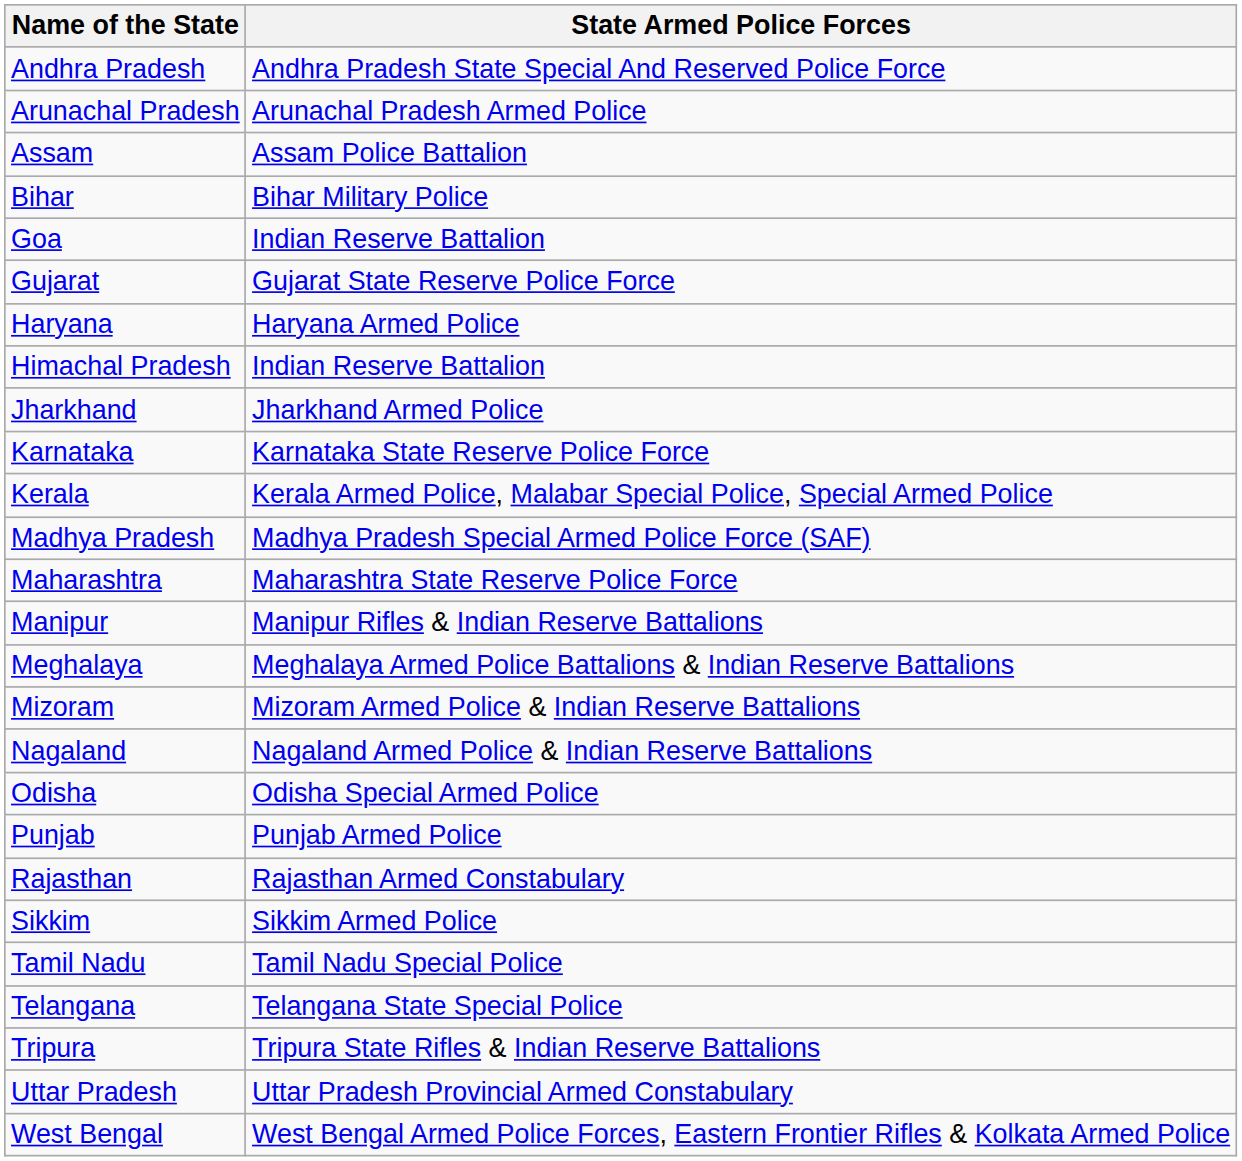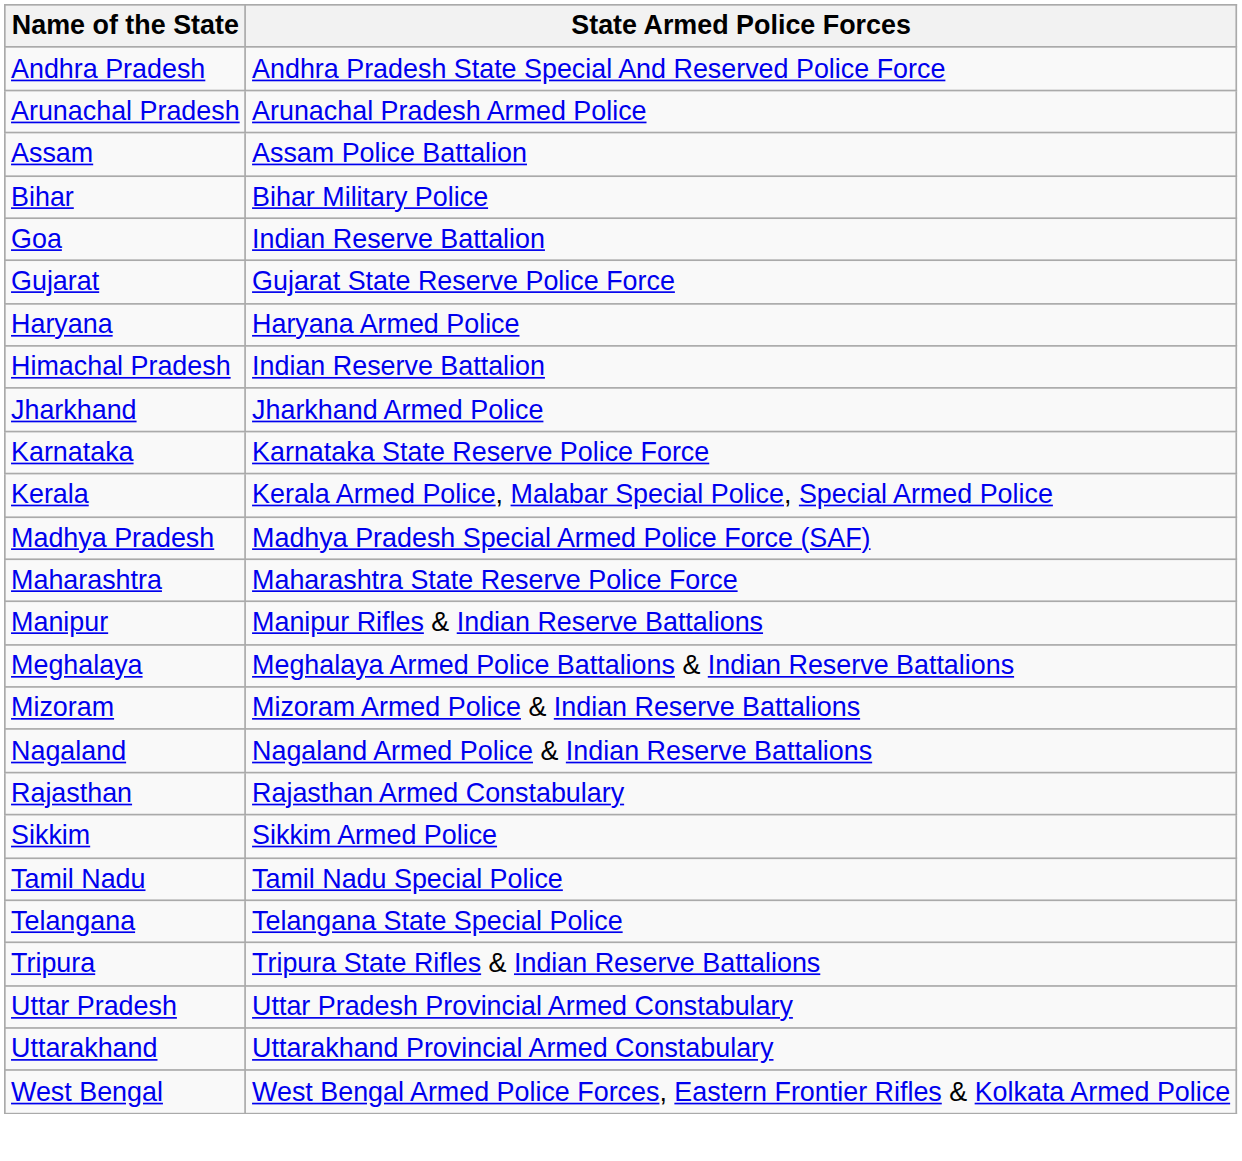- row: (54, 793)
- row: (53, 835)
+ row: (84, 1048)
